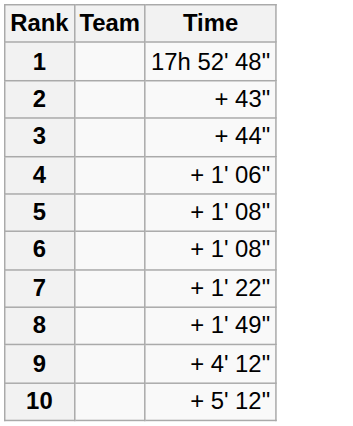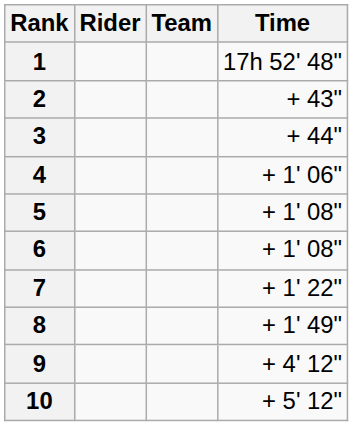+ column: (110, 23)
